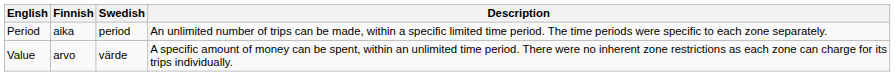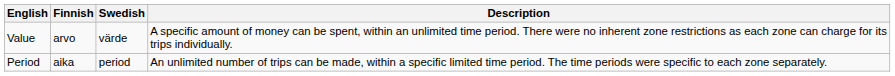rows swapped: (21, 55) <-> (23, 31)
